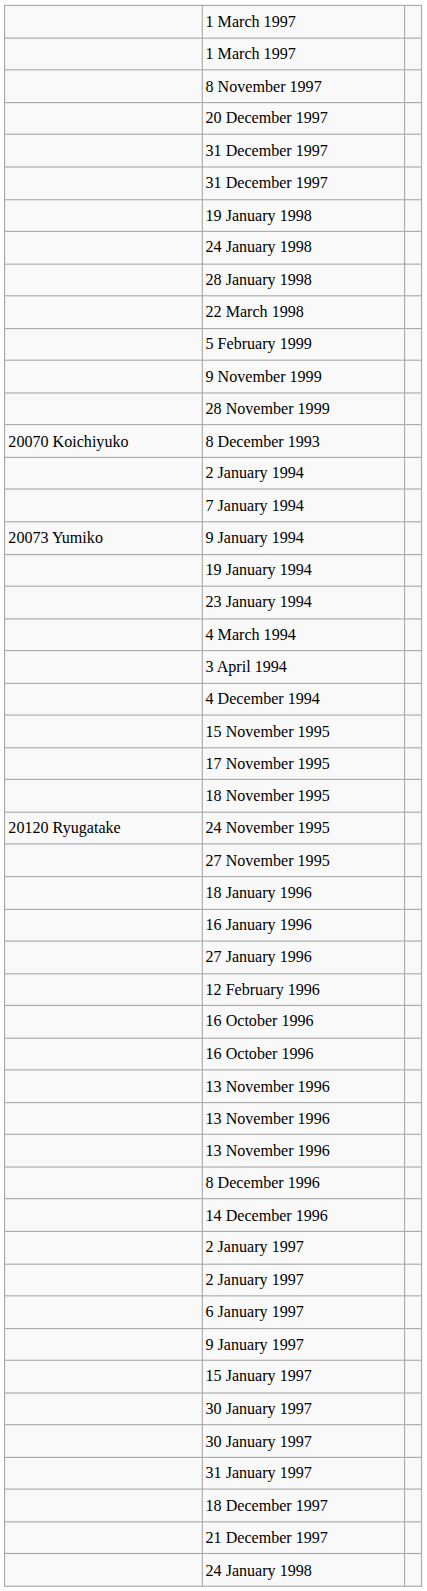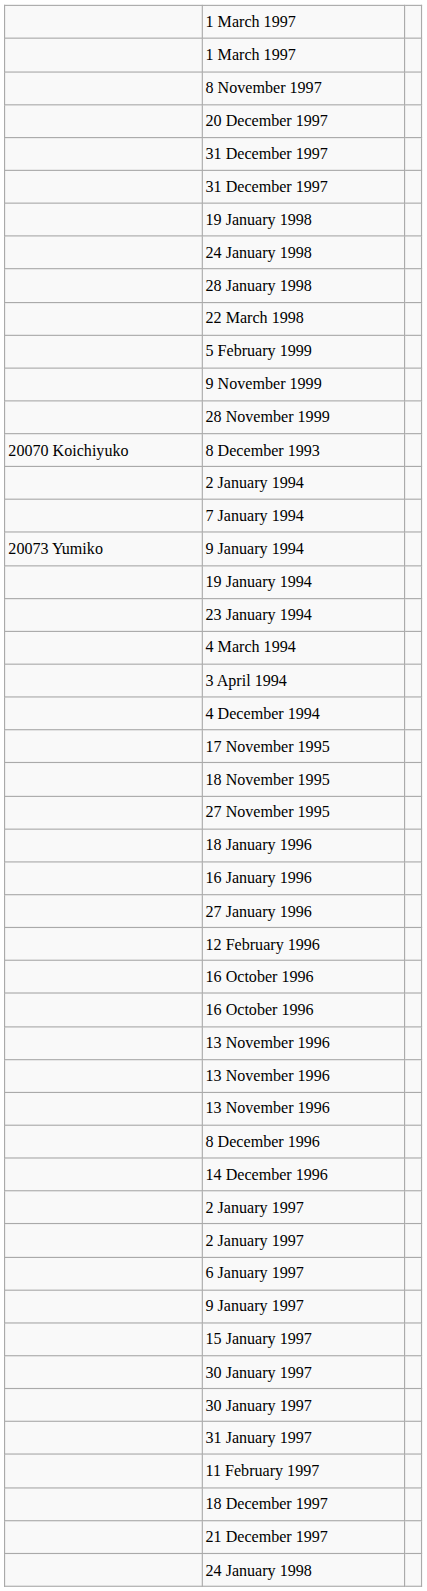- row: (103, 731)
- row: (65, 828)
+ row: (103, 1471)
